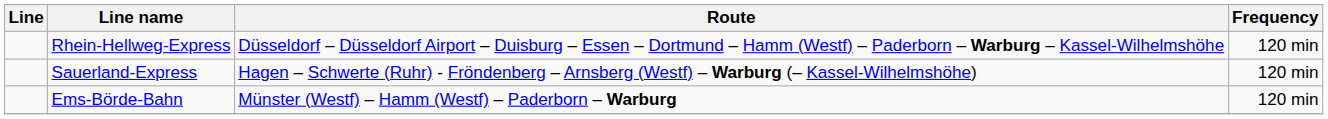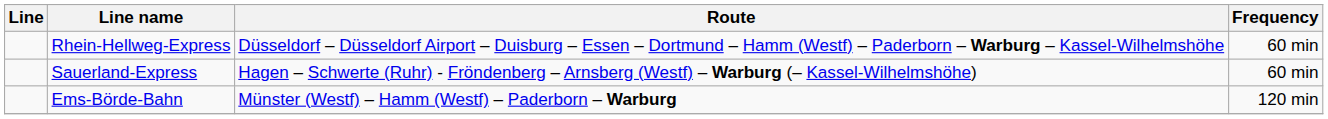(1288, 45) 120 min -> (1293, 45) 60 min
(1288, 72) 120 min -> (1293, 72) 60 min
